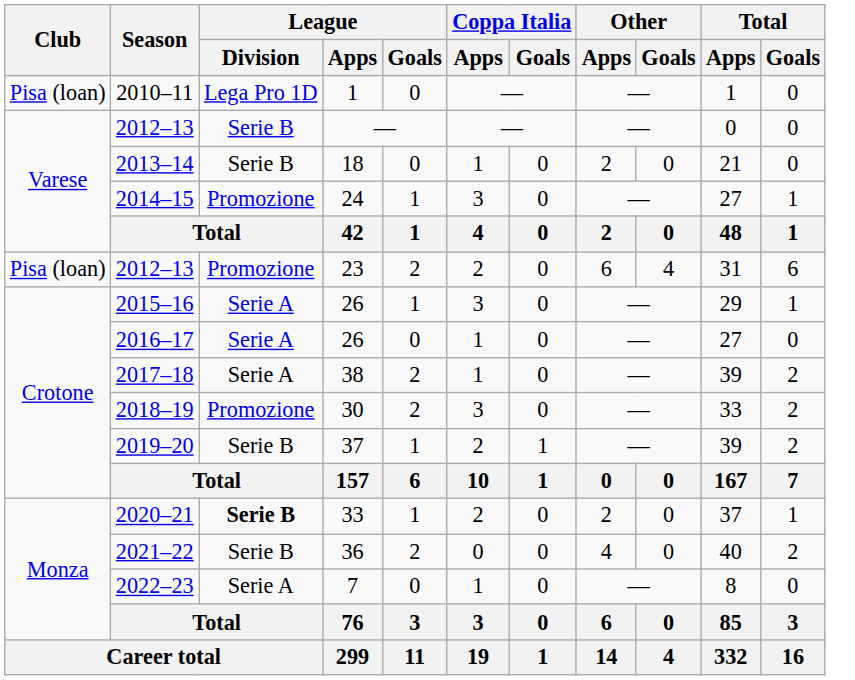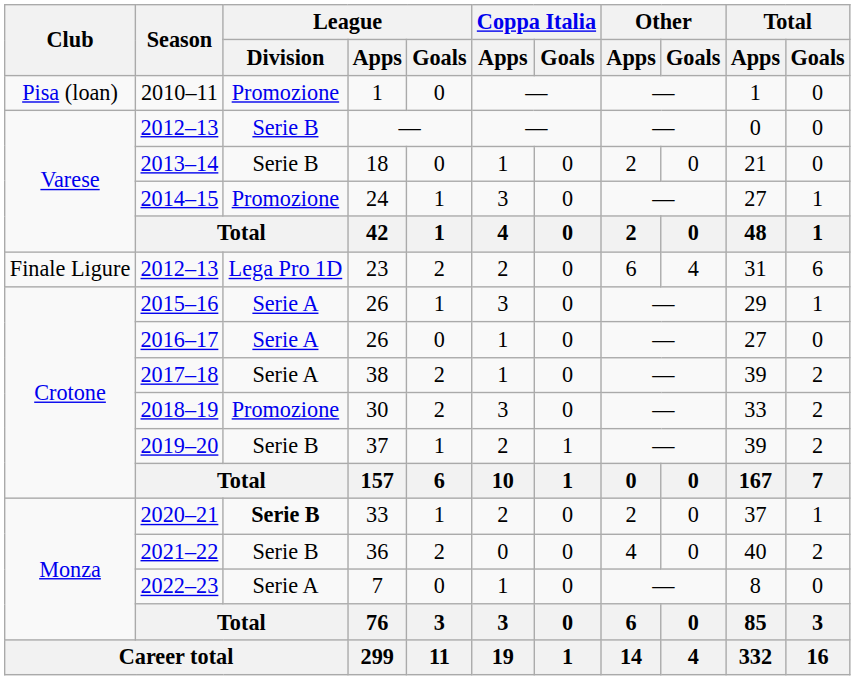(261, 92) Lega Pro 1D -> (285, 92) Promozione
(58, 269) Pisa (loan) -> (70, 269) Finale Ligure
(261, 269) Promozione -> (285, 269) Lega Pro 1D
